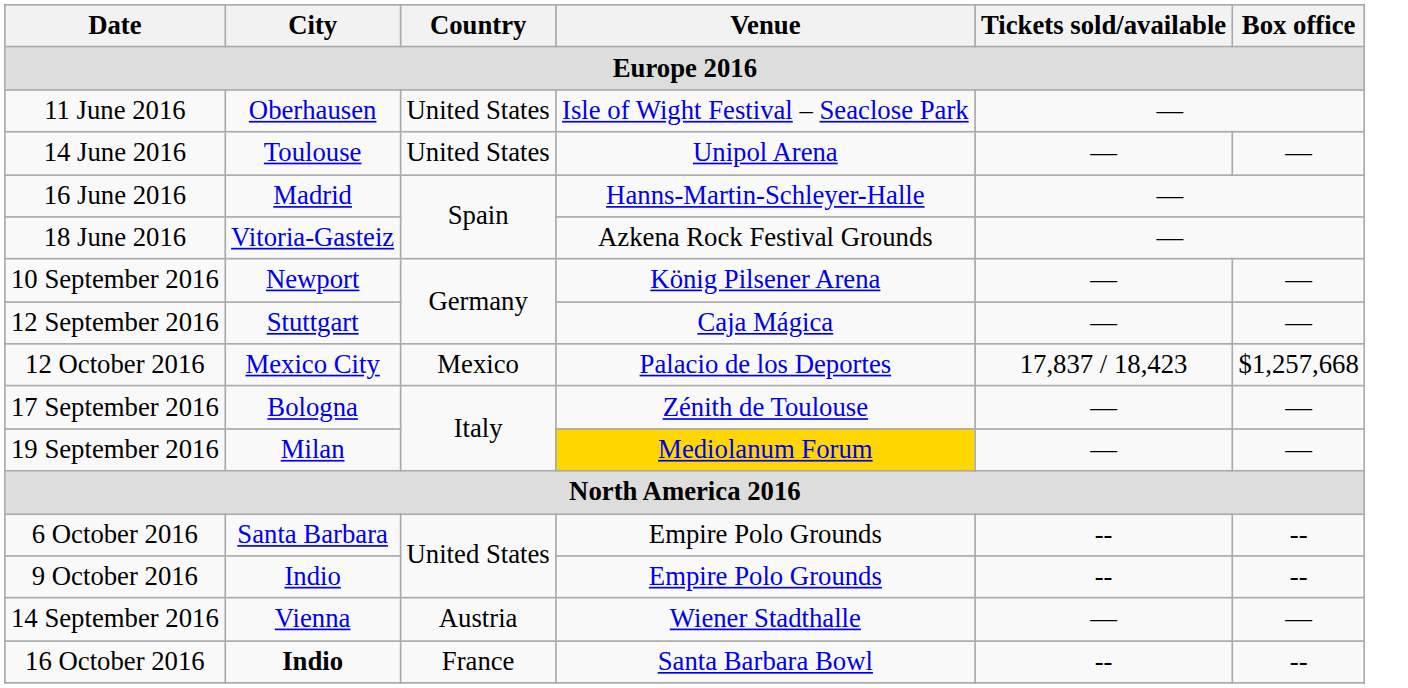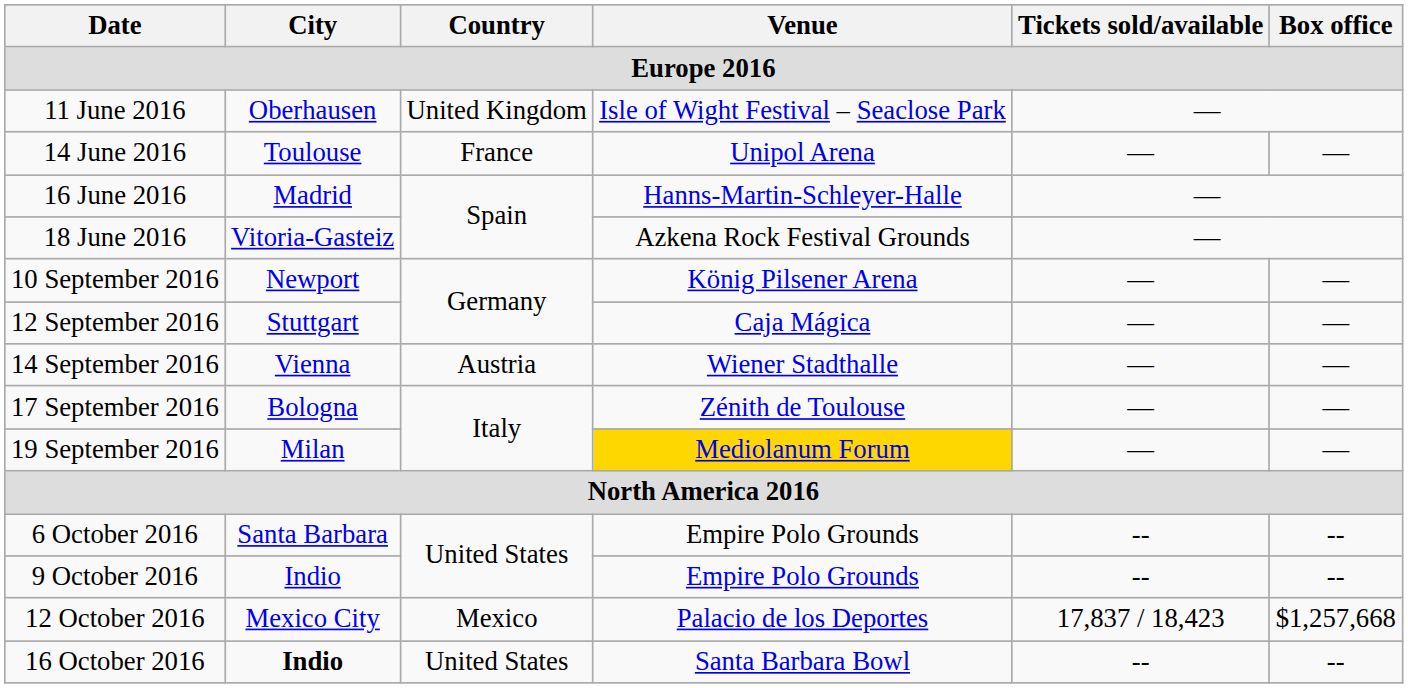(478, 110) United States -> (497, 110) United Kingdom
(478, 152) United States -> (497, 152) France
rows swapped: (115, 618) <-> (115, 364)
(478, 661) France -> (497, 661) United States
